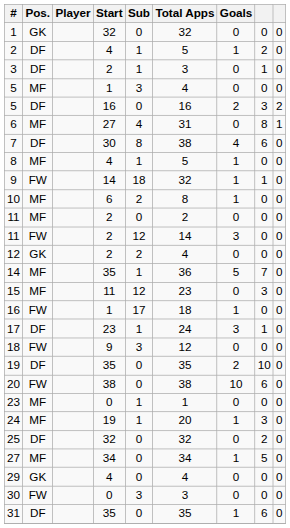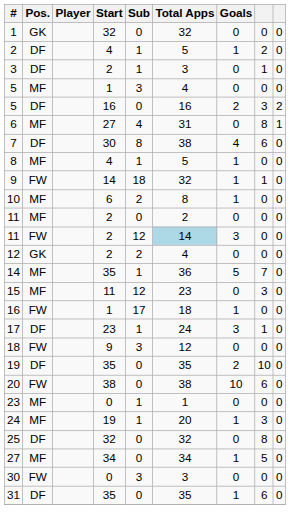(185, 236) no background -> (185, 236) lightblue background
(264, 439) 2 -> (264, 439) 8
- row: (14, 476)
